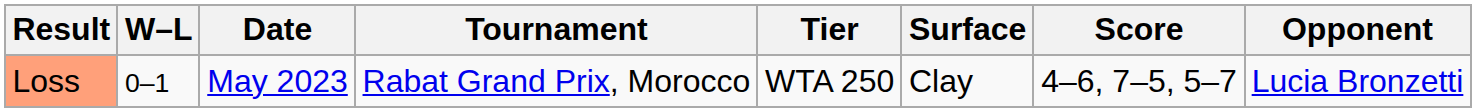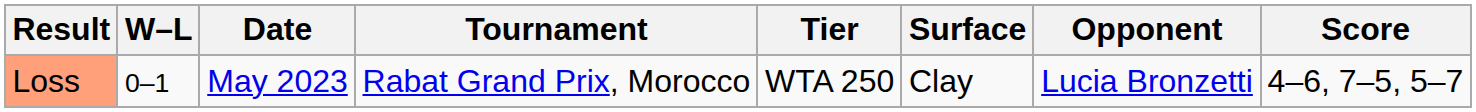columns swapped: (1357, 29) <-> (1139, 29)
